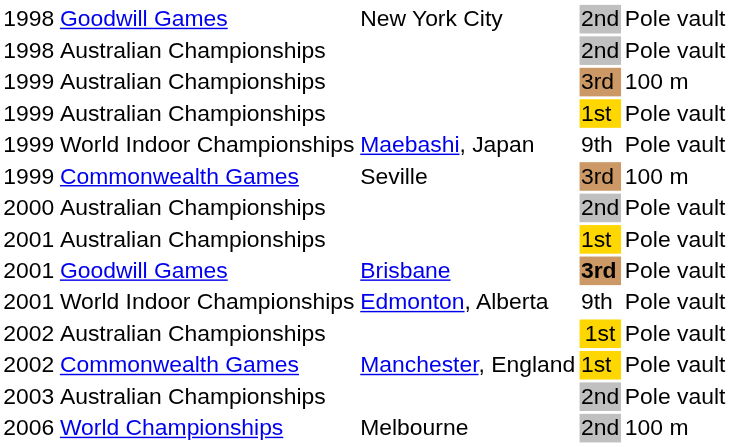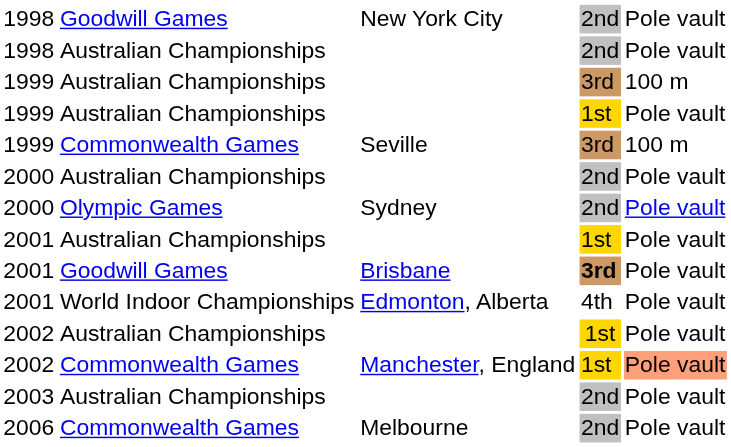- row: (29, 144)
+ row: (29, 207)
(597, 302) 9th -> (597, 302) 4th
(675, 365) no background -> (675, 365) lightsalmon background
(172, 427) World Championships -> (179, 427) Commonwealth Games
(657, 427) 100 m -> (675, 427) Pole vault
